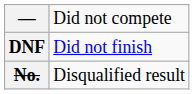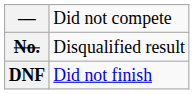rows swapped: (27, 46) <-> (27, 74)
